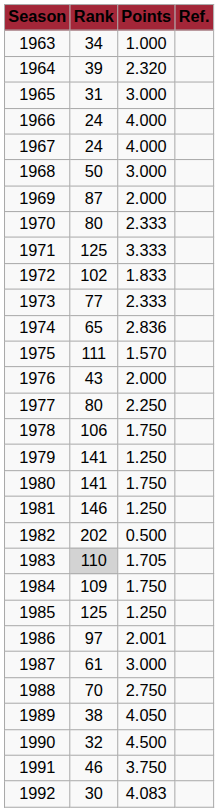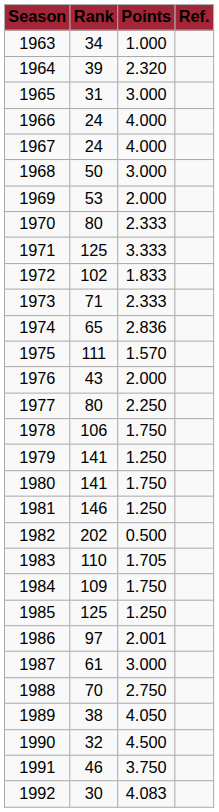(94, 198) 87 -> (94, 198) 53
(94, 302) 77 -> (94, 302) 71
(94, 560) lightgrey background -> (94, 560) no background
